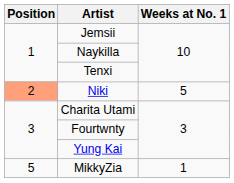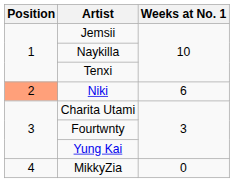(183, 91) 5 -> (183, 91) 6
(31, 168) 5 -> (31, 168) 4
(183, 168) 1 -> (183, 168) 0
